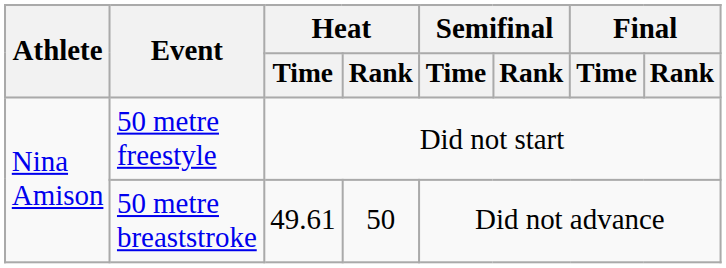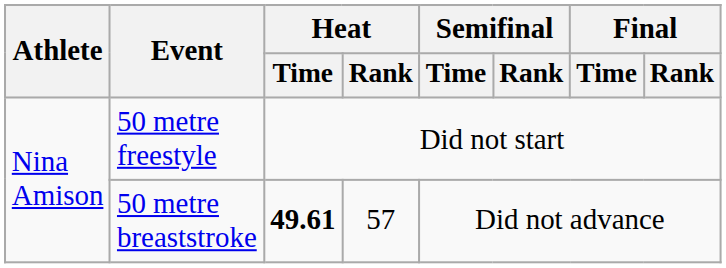(303, 220) normal -> (303, 220) bold
(381, 220) 50 -> (381, 220) 57
